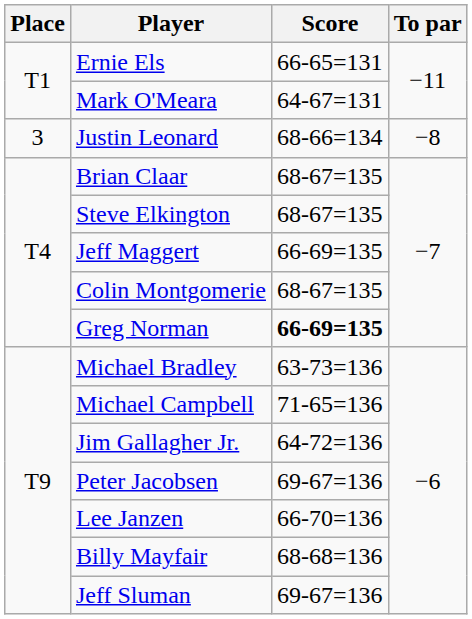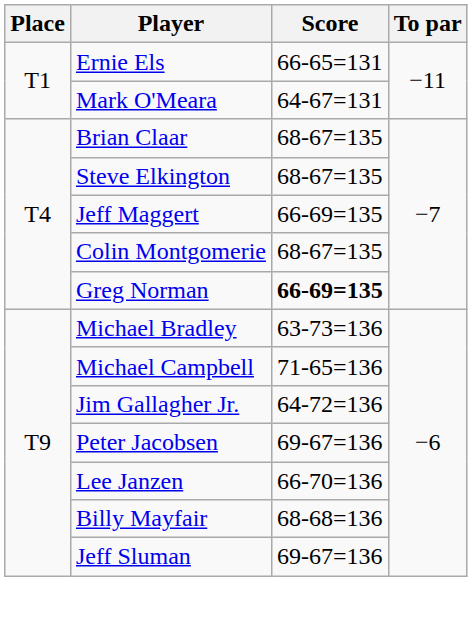- row: (147, 137)
